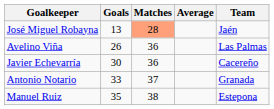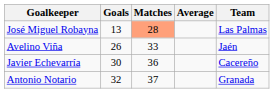(228, 29) Jaén -> (243, 29) Las Palmas
(153, 46) 36 -> (153, 46) 33
(243, 46) Las Palmas -> (228, 46) Jaén
(116, 79) 33 -> (116, 79) 32
- row: (34, 96)
